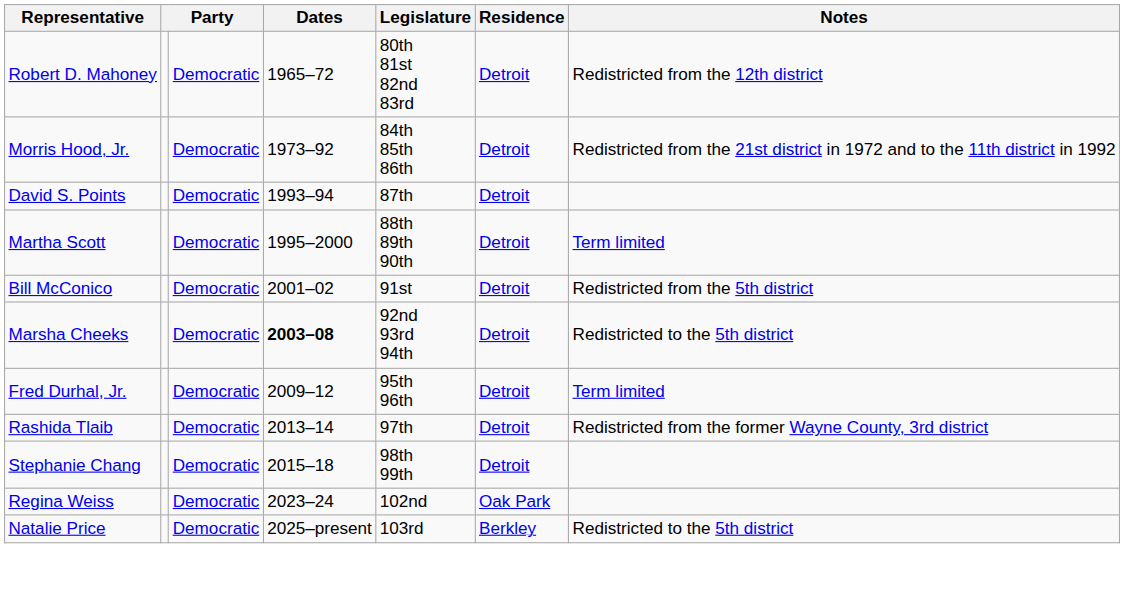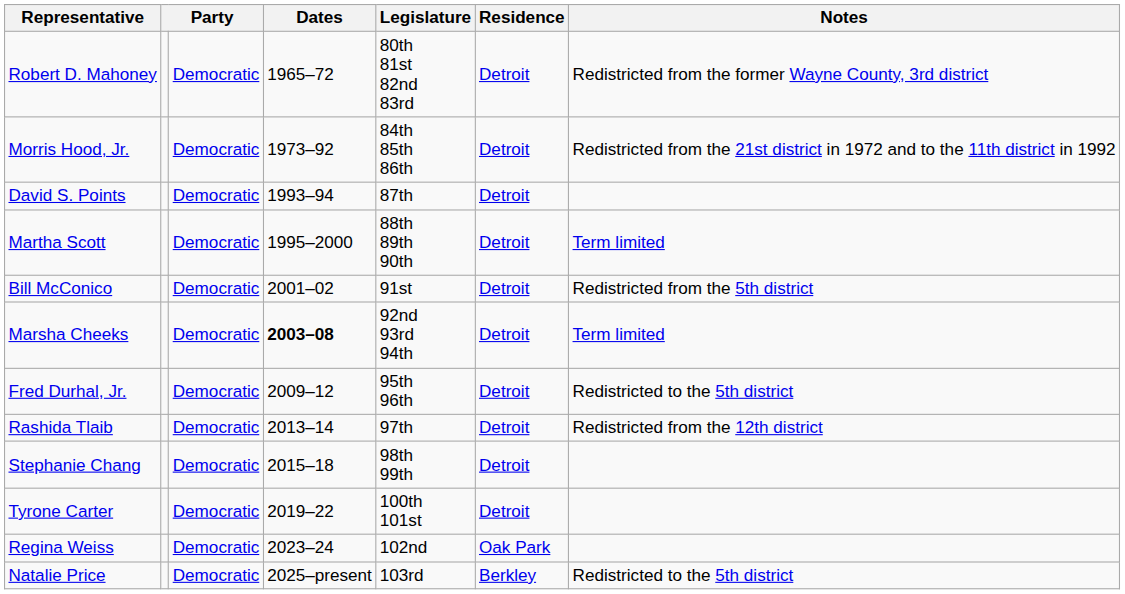(698, 74) Redistricted from the 12th district -> (780, 74) Redistricted from the former Wayne County, 3rd district
(683, 335) Redistricted to the 5th district -> (619, 335) Term limited
(619, 391) Term limited -> (683, 391) Redistricted to the 5th district
(780, 427) Redistricted from the former Wayne County, 3rd district -> (698, 427) Redistricted from the 12th district
+ row: (61, 511)
